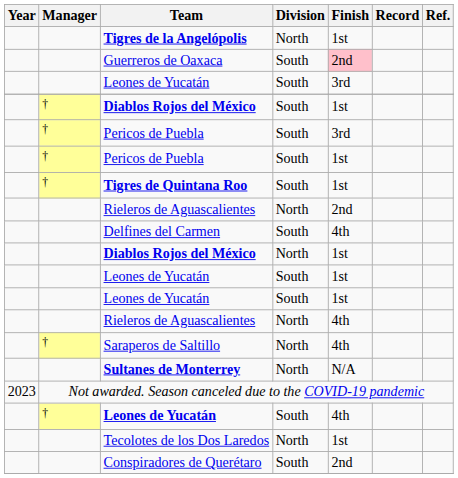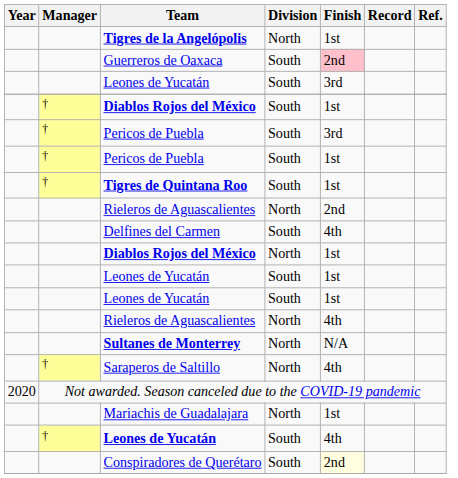rows swapped: (70, 370) <-> (45, 342)
(22, 391) 2023 -> (22, 391) 2020
+ row: (70, 414)
- row: (70, 440)
(342, 462) no background -> (334, 462) lightyellow background
